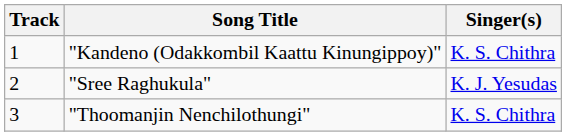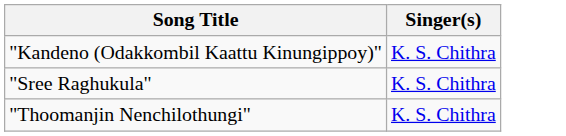- column: (34, 20)
(504, 83) K. J. Yesudas -> (443, 83) K. S. Chithra
